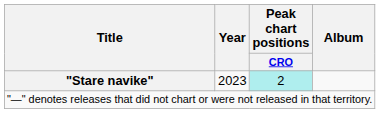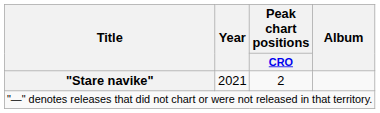(232, 80) 2023 -> (232, 80) 2021
(281, 80) paleturquoise background -> (281, 80) no background
